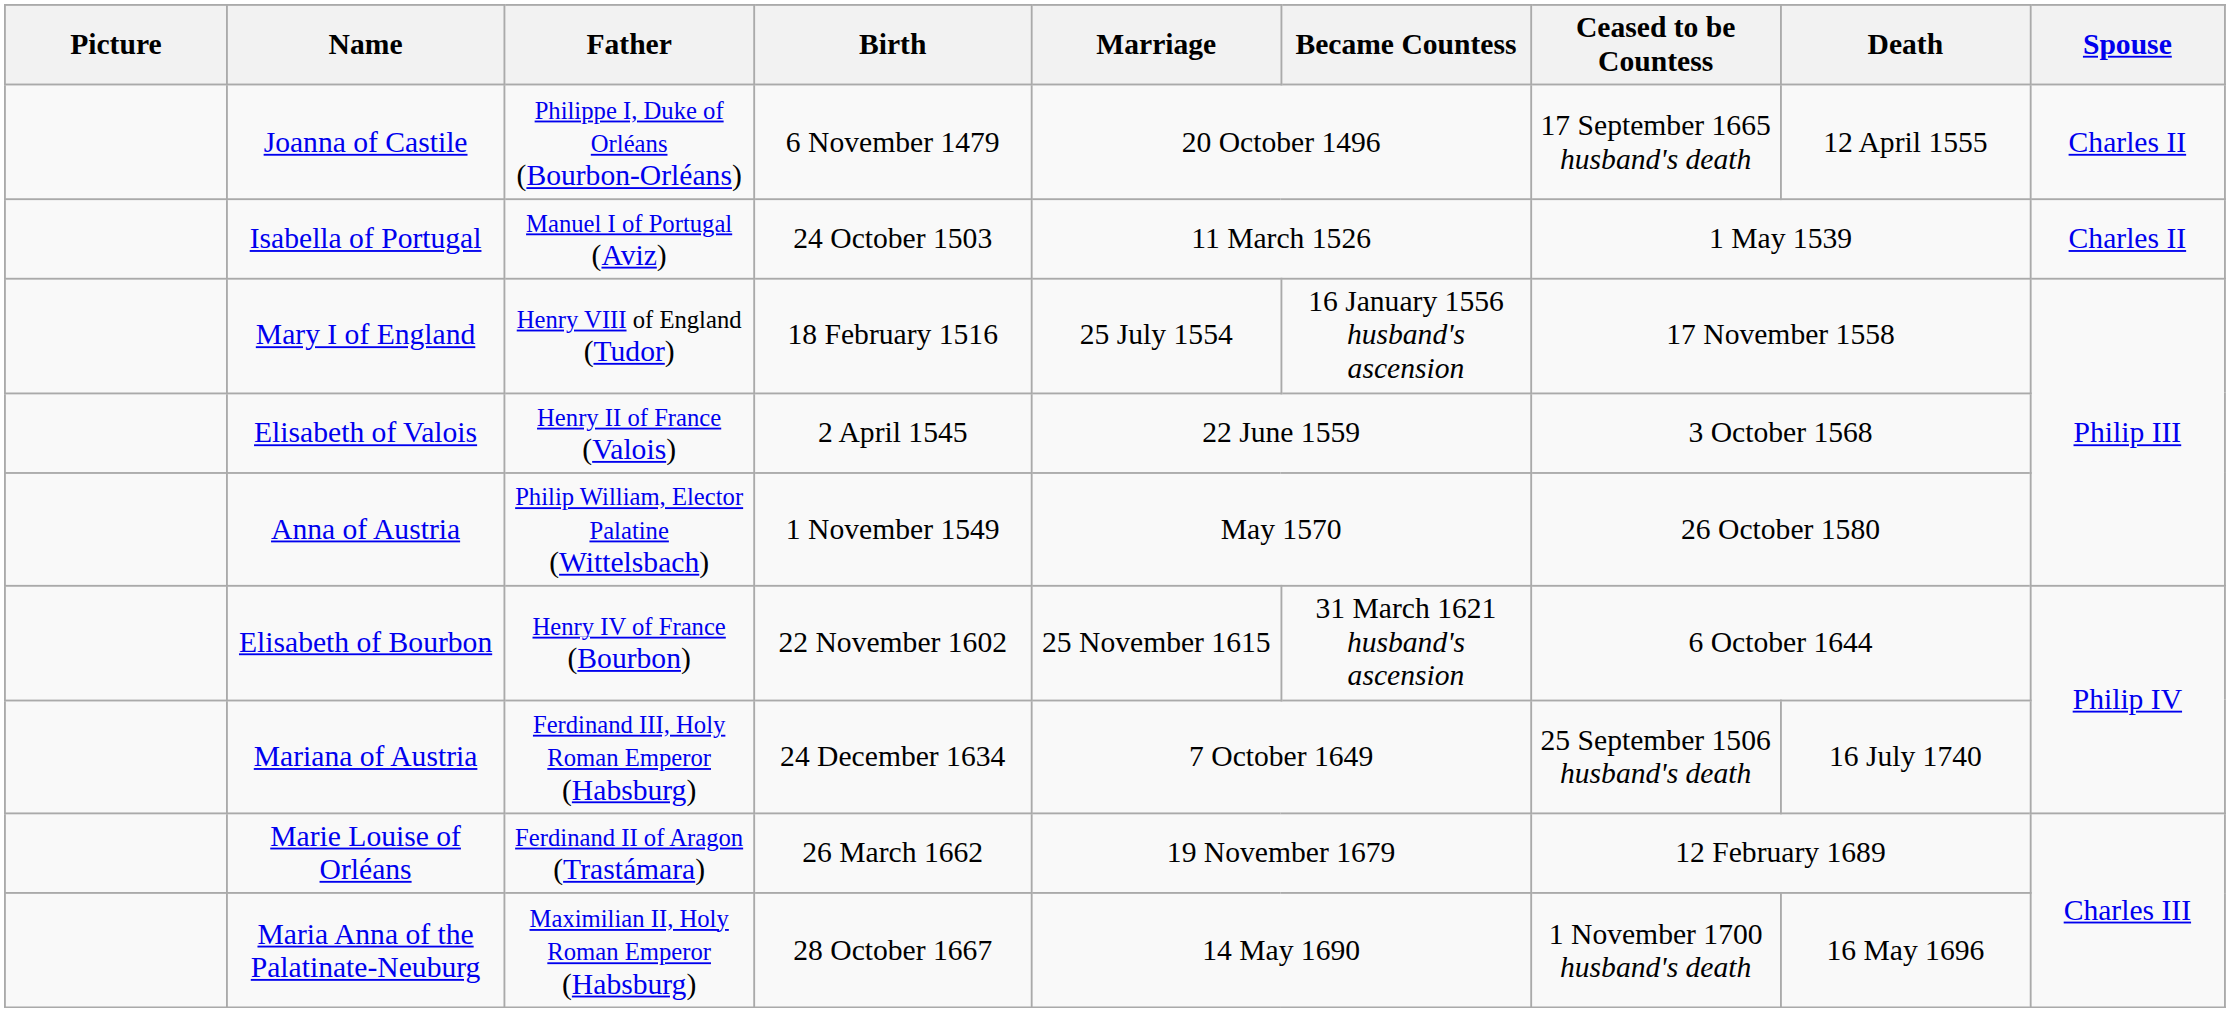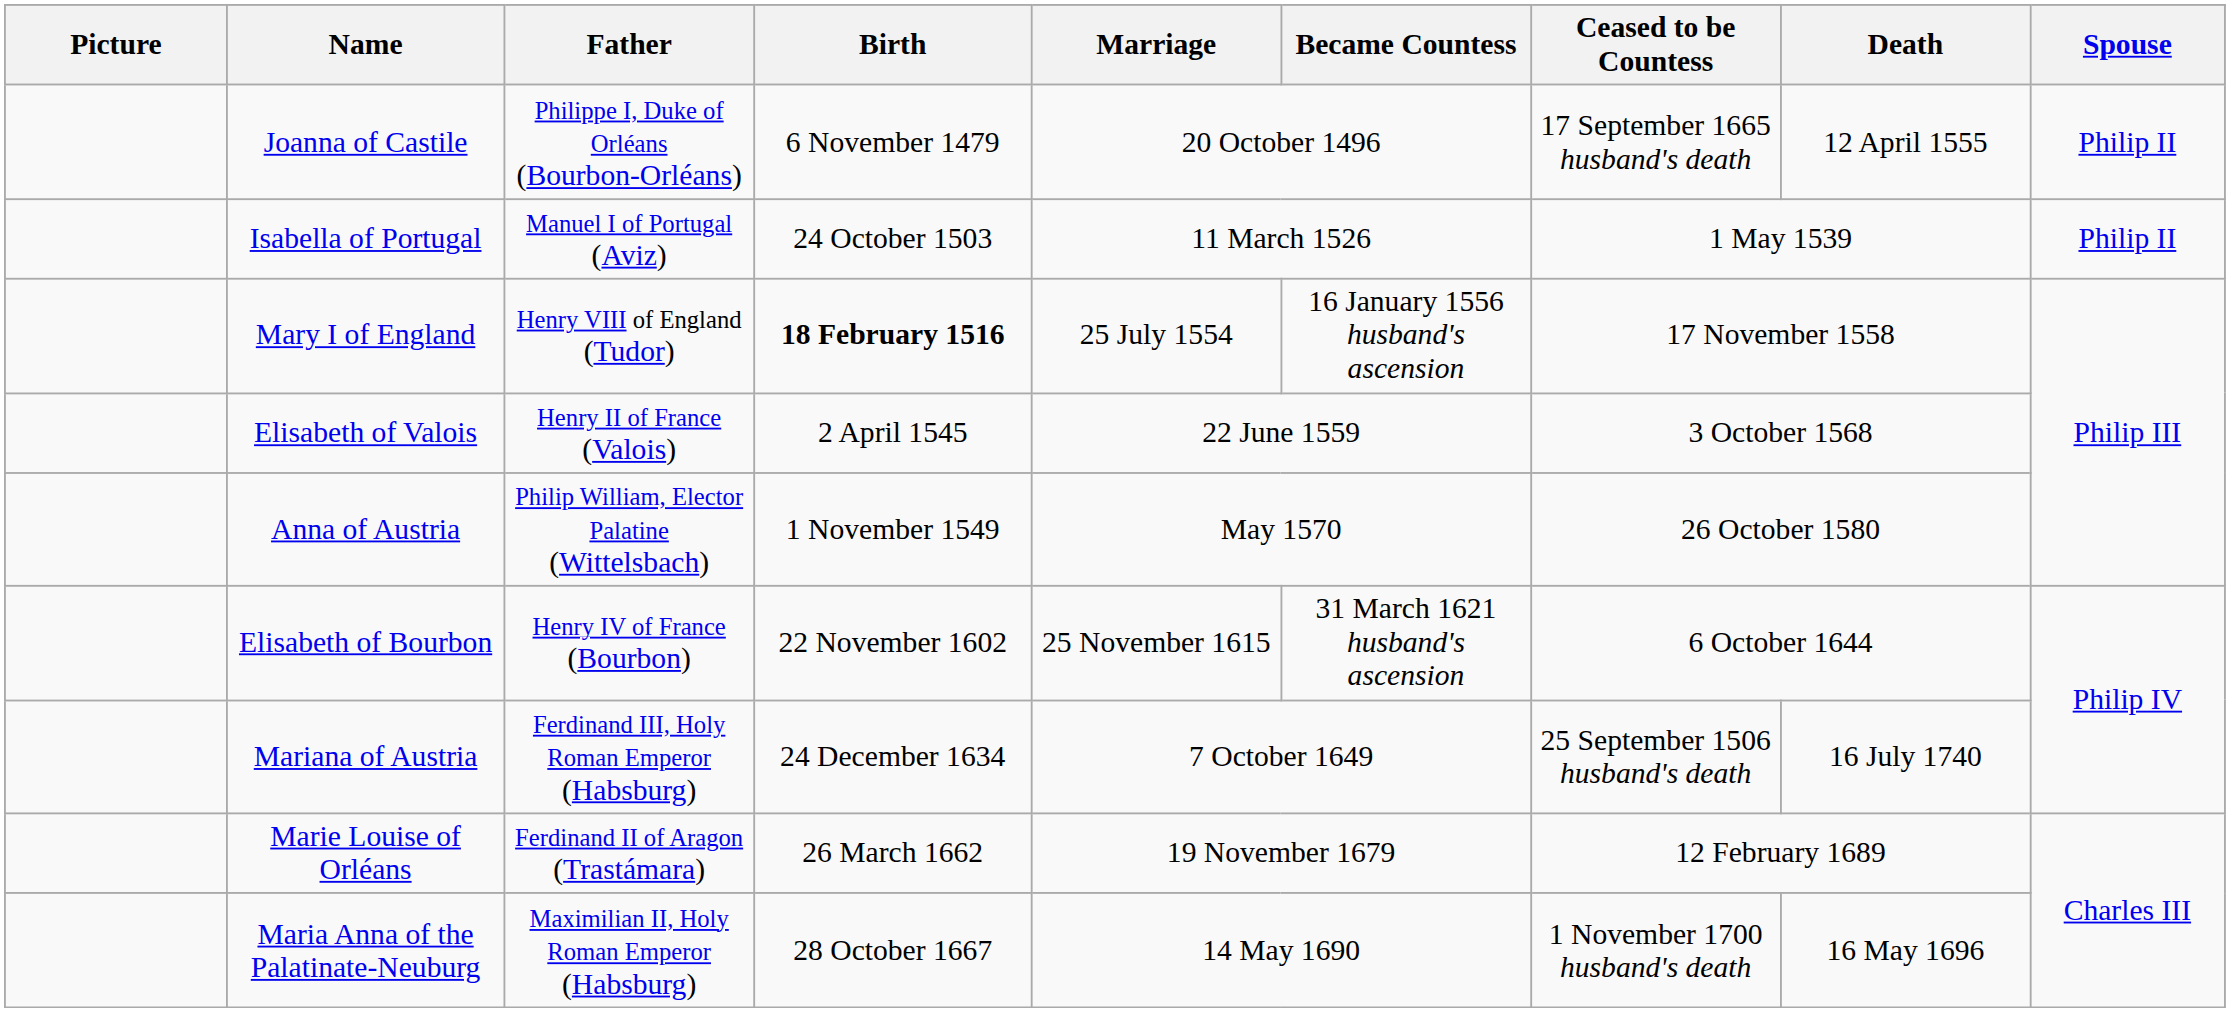(2127, 141) Charles II -> (2127, 141) Philip II
(2127, 238) Charles II -> (2127, 238) Philip II
(893, 335) normal -> (893, 335) bold
